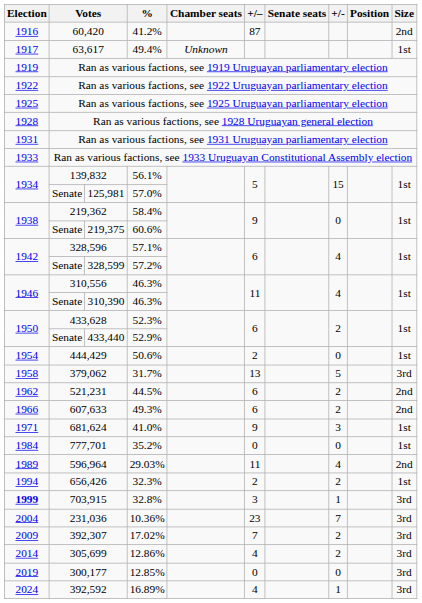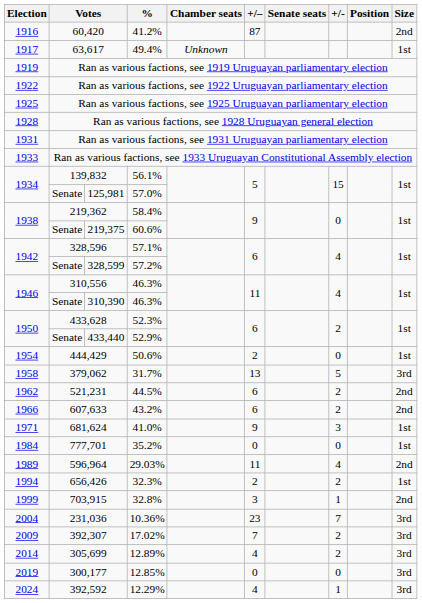(147, 409) 49.3% -> (147, 409) 43.2%
(27, 499) bold -> (27, 499) normal
(404, 499) 3rd -> (404, 499) 2nd
(147, 553) 12.86% -> (147, 553) 12.89%
(147, 590) 16.89% -> (147, 590) 12.29%
